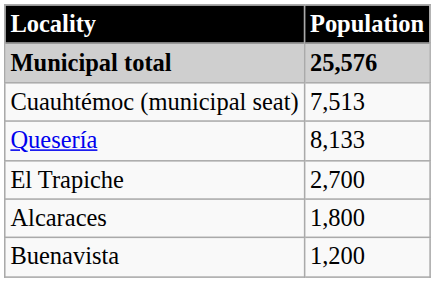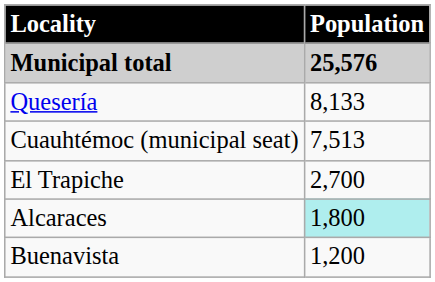rows swapped: (155, 101) <-> (54, 140)
(337, 218) no background -> (337, 218) paleturquoise background
